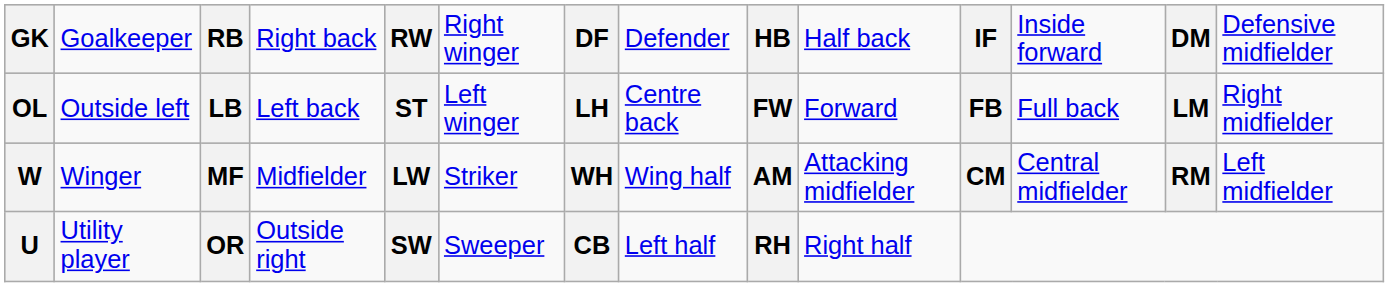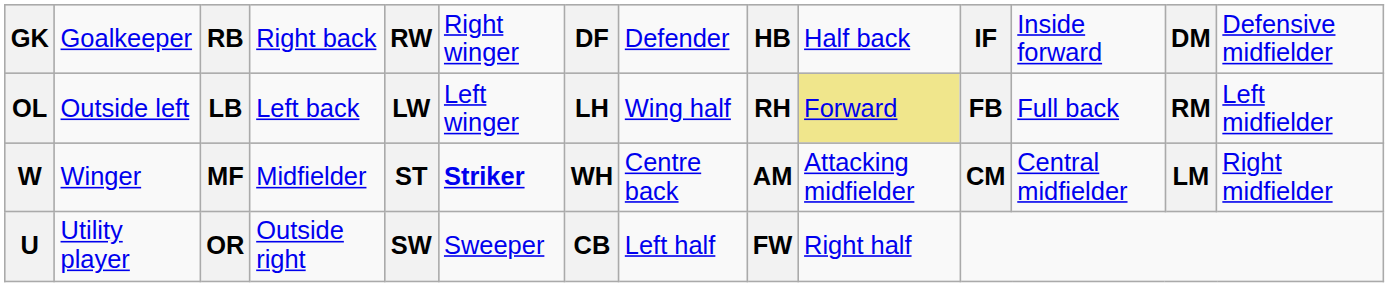(411, 107) ST -> (411, 107) LW
(663, 107) Centre back -> (678, 107) Wing half
(773, 107) FW -> (773, 107) RH
(851, 107) no background -> (851, 107) khaki background
(1191, 107) LM -> (1191, 107) RM
(1277, 107) Right midfielder -> (1277, 107) Left midfielder
(411, 176) LW -> (411, 176) ST
(481, 176) normal -> (484, 176) bold
(678, 176) Wing half -> (663, 176) Centre back
(1191, 176) RM -> (1191, 176) LM
(1277, 176) Left midfielder -> (1277, 176) Right midfielder
(773, 245) RH -> (773, 245) FW
